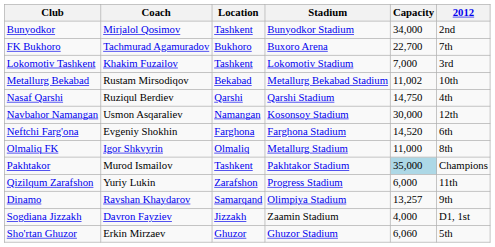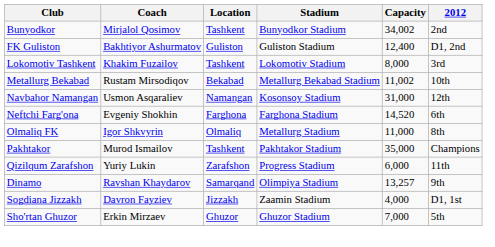(408, 30) 34,000 -> (400, 30) 34,002
- row: (34, 47)
+ row: (33, 47)
(405, 64) 7,000 -> (397, 64) 8,000
- row: (35, 98)
(408, 115) 30,000 -> (400, 98) 31,000
(408, 166) lightblue background -> (400, 149) no background
(405, 234) 6,060 -> (397, 217) 7,000
